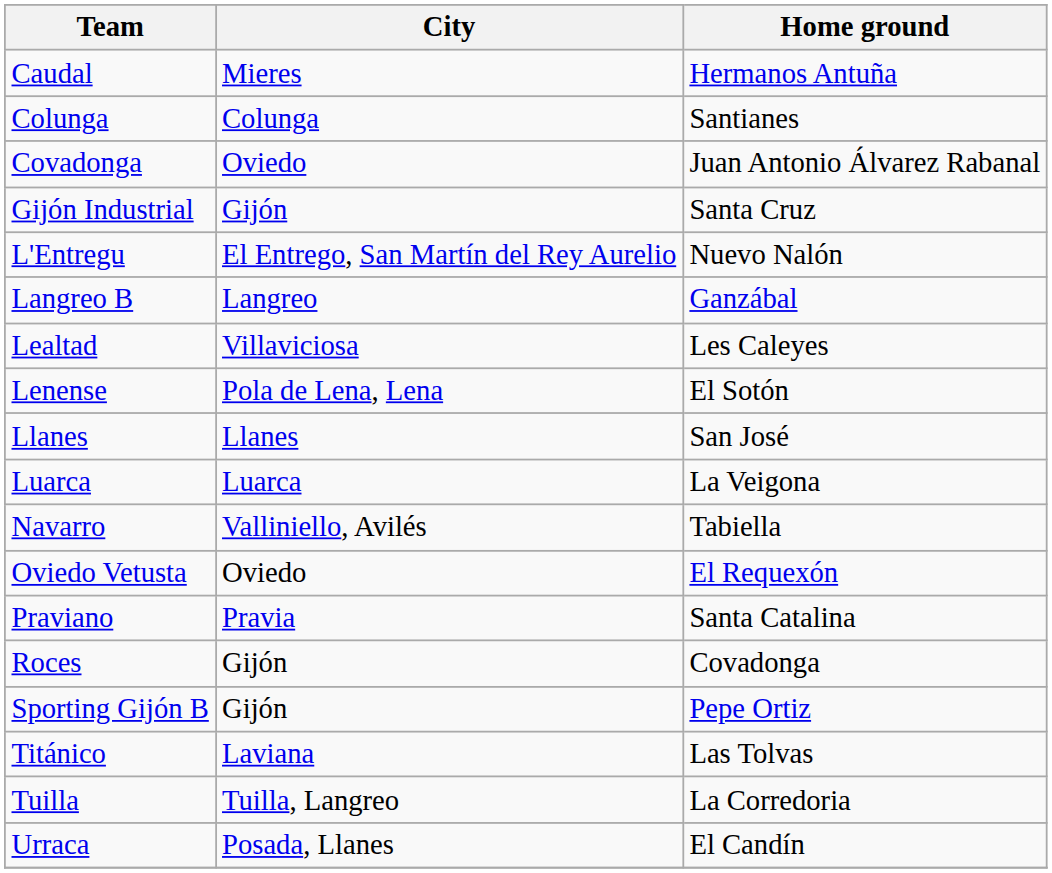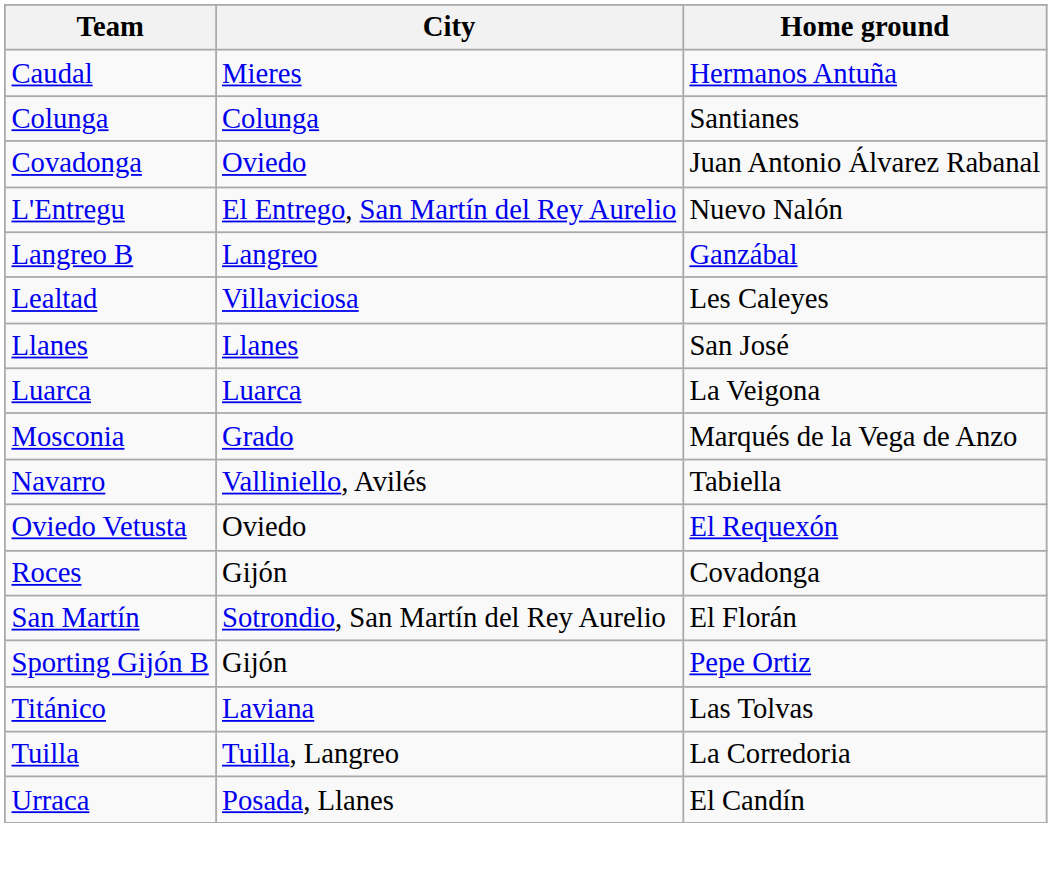- row: (103, 208)
- row: (59, 390)
+ row: (68, 436)
- row: (62, 617)
+ row: (76, 617)
